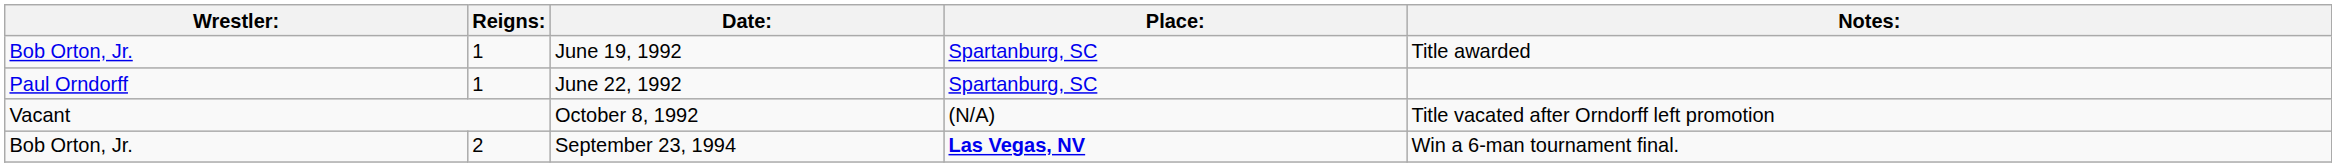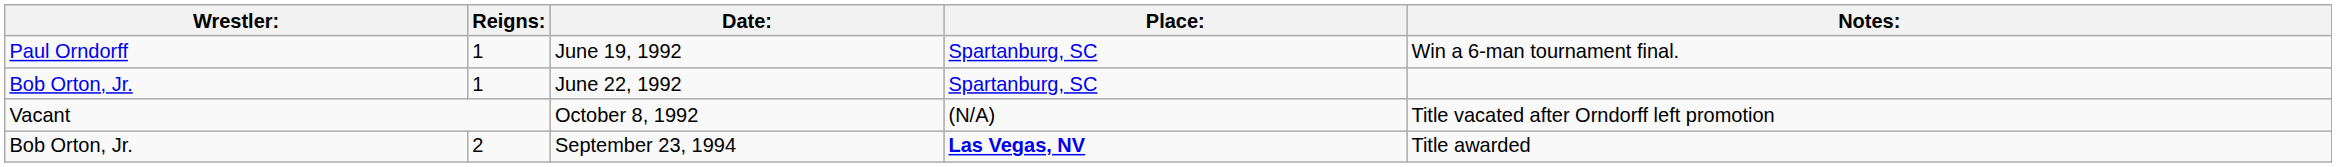(71, 52) Bob Orton, Jr. -> (69, 52) Paul Orndorff
(1471, 52) Title awarded -> (1545, 52) Win a 6-man tournament final.
(69, 83) Paul Orndorff -> (71, 83) Bob Orton, Jr.
(1545, 146) Win a 6-man tournament final. -> (1471, 146) Title awarded
